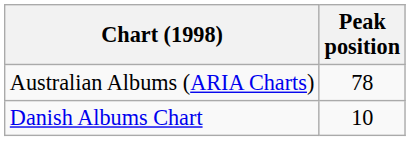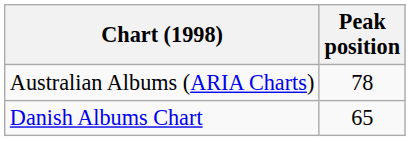(362, 117) 10 -> (362, 117) 65
